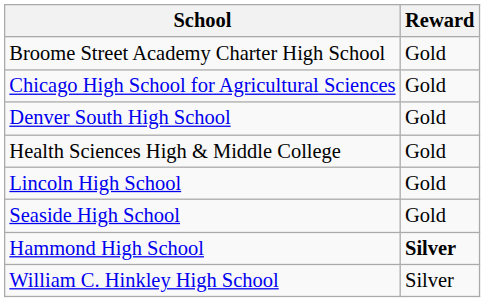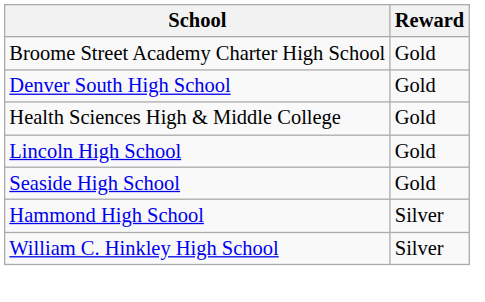- row: (202, 85)
(431, 248) bold -> (419, 215) normal
